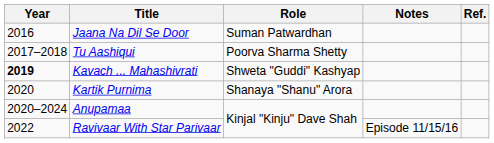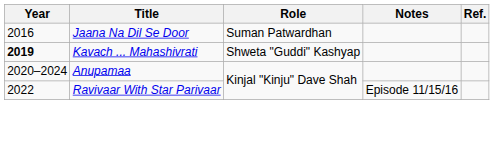- row: (104, 52)
- row: (112, 90)
